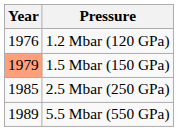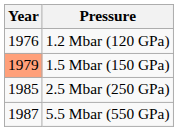(23, 114) 1989 -> (23, 114) 1987
